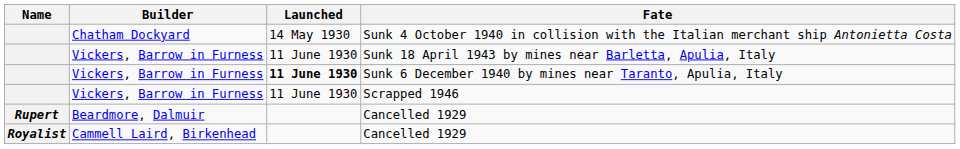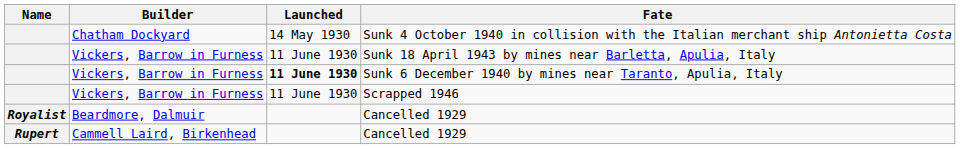(37, 114) Rupert -> (37, 114) Royalist
(37, 134) Royalist -> (37, 134) Rupert
